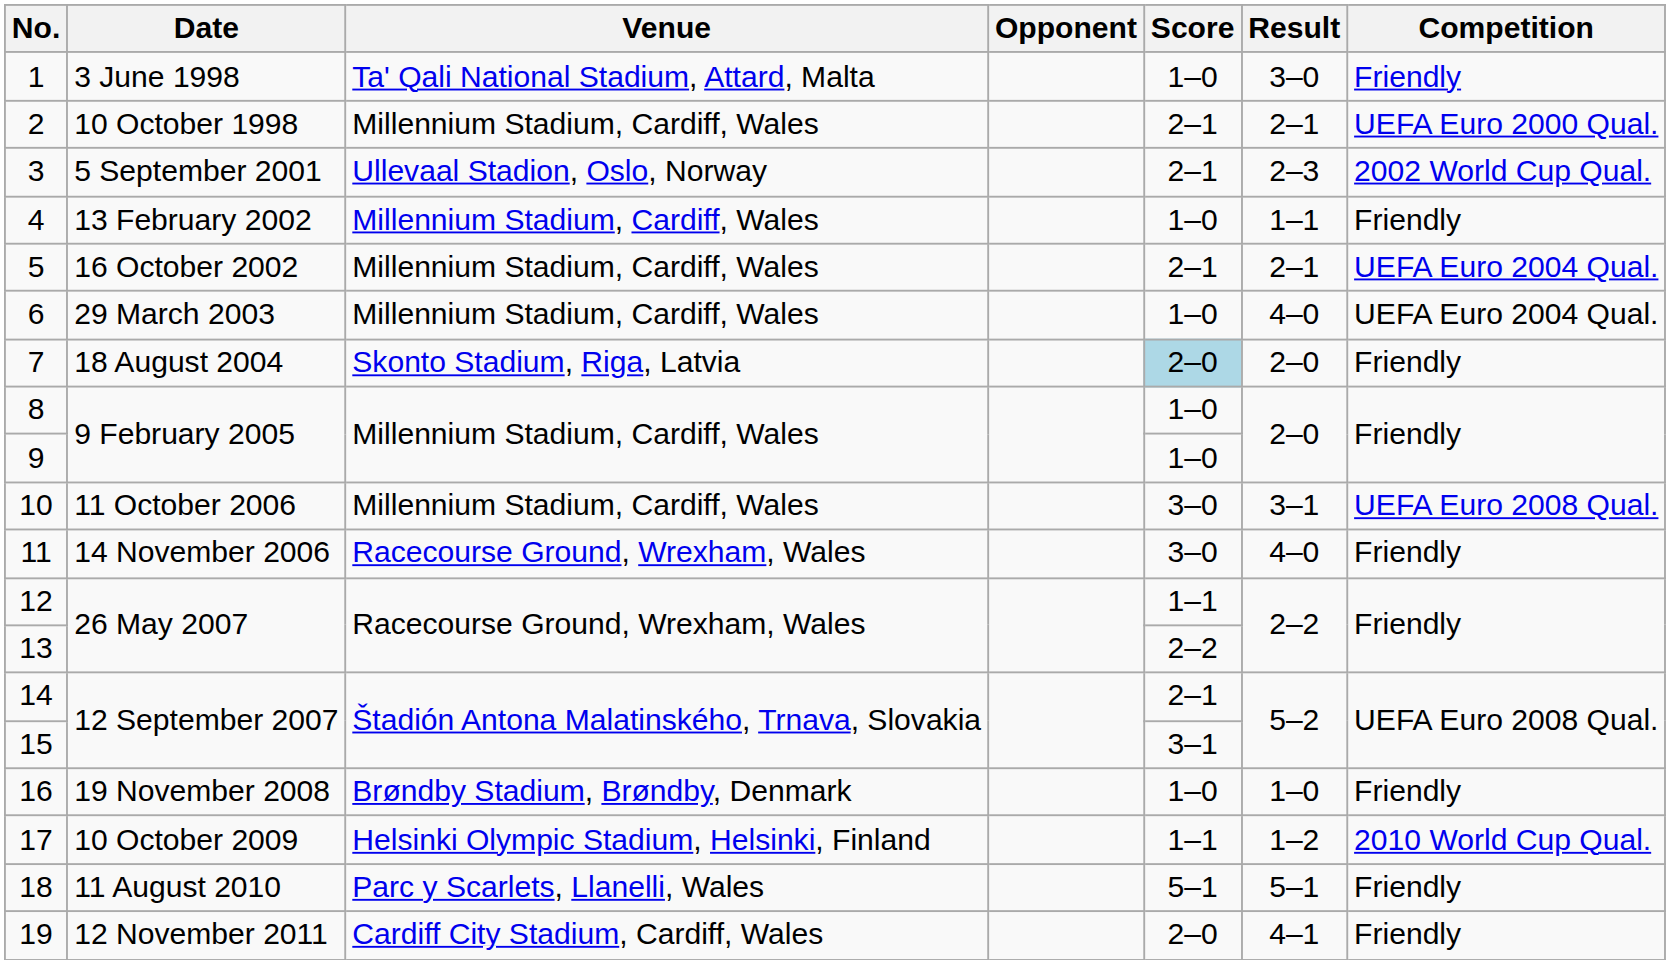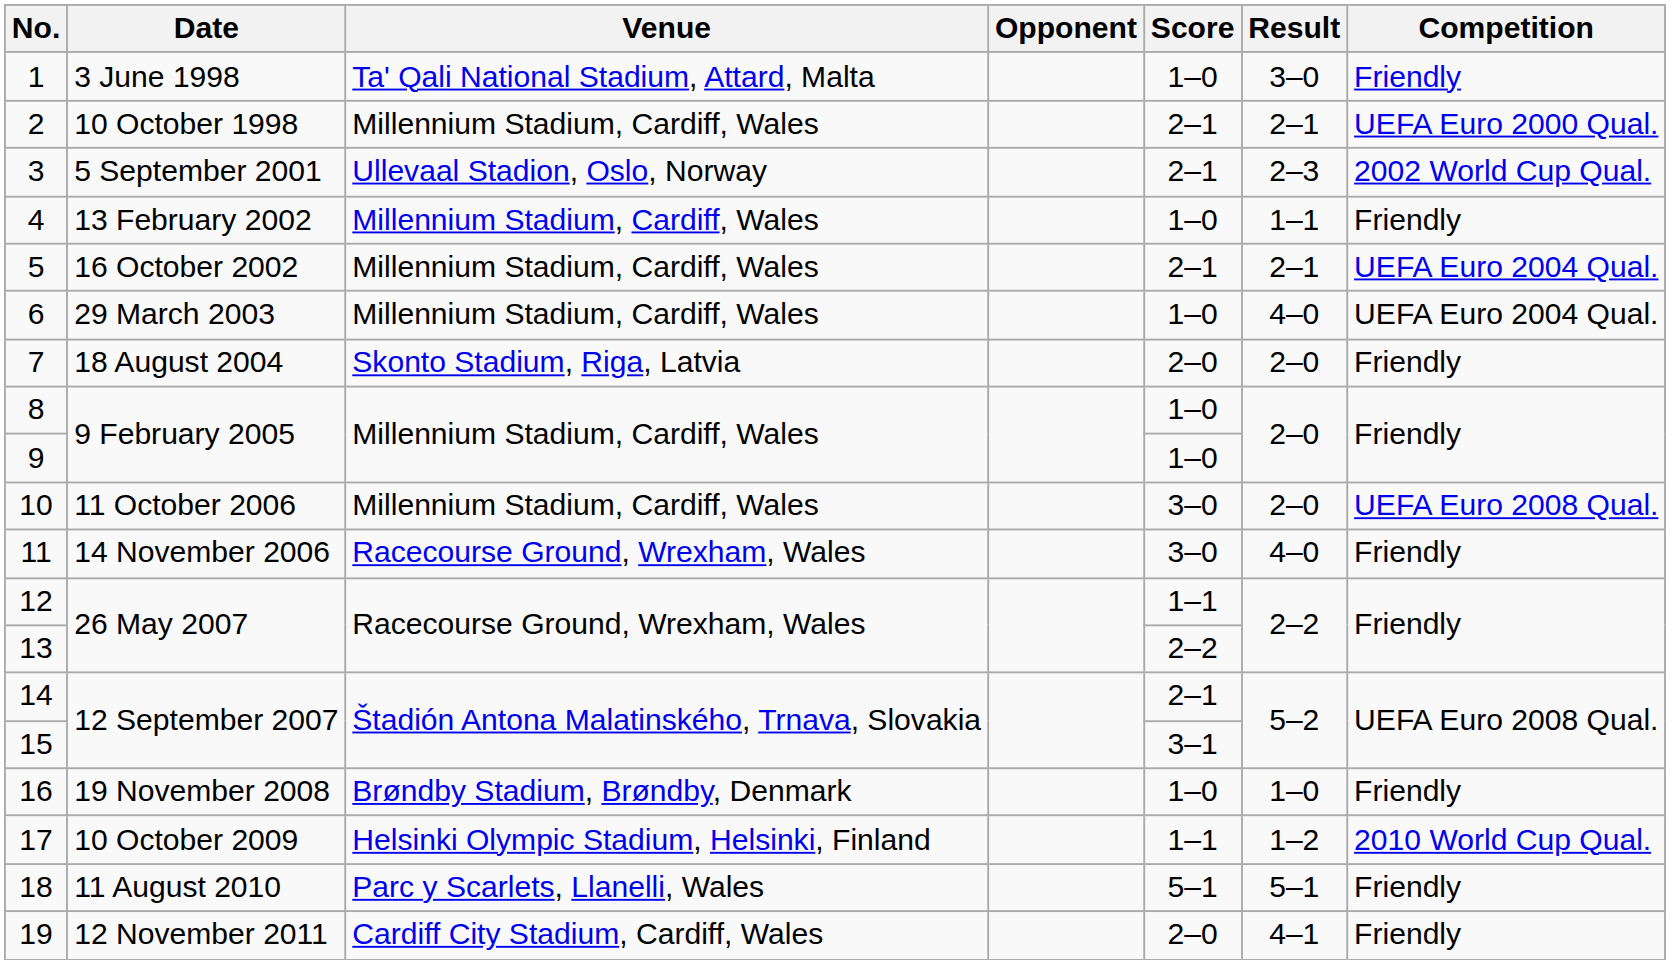(1193, 362) lightblue background -> (1193, 362) no background
(1294, 505) 3–1 -> (1294, 505) 2–0
